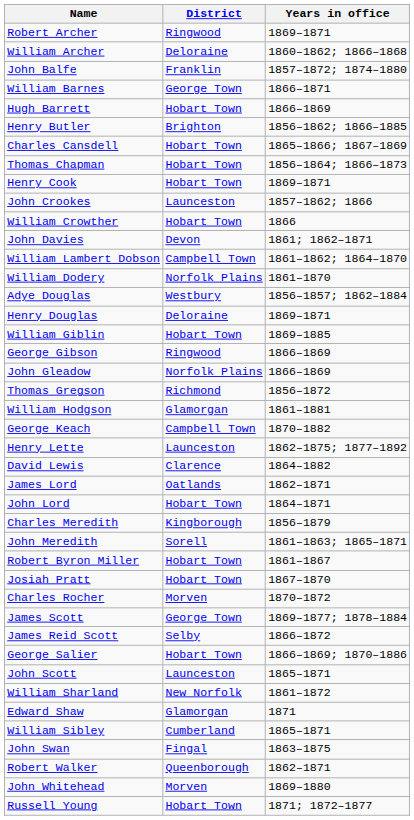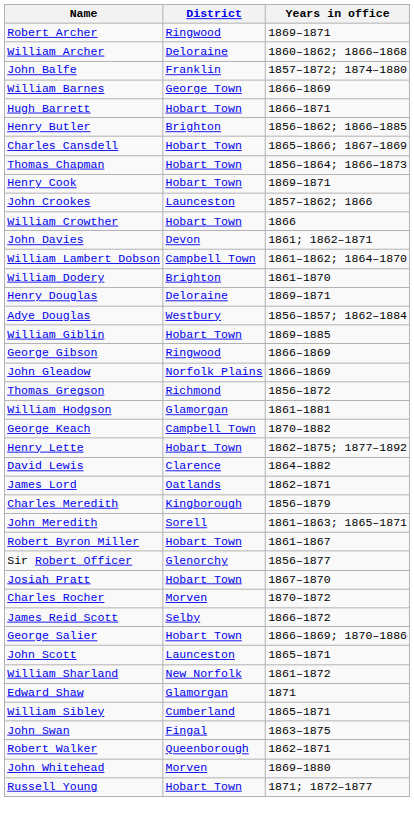(299, 89) 1866–1871 -> (299, 89) 1866–1869
(299, 108) 1866–1869 -> (299, 108) 1866–1871
(214, 278) Norfolk Plains -> (193, 278) Brighton
rows swapped: (49, 297) <-> (52, 316)
(200, 448) Launceston -> (204, 448) Hobart Town
- row: (38, 504)
+ row: (70, 561)
- row: (45, 617)
